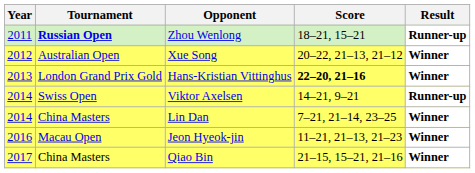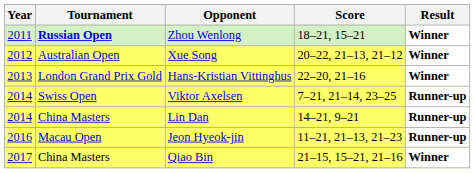(437, 35) Runner-up -> (429, 35) Winner
(331, 76) bold -> (331, 76) normal
(328, 96) 14–21, 9–21 -> (347, 96) 7–21, 21–14, 23–25
(347, 117) 7–21, 21–14, 23–25 -> (328, 117) 14–21, 9–21
(429, 117) Winner -> (437, 117) Runner-up
(429, 137) Winner -> (437, 137) Runner-up
